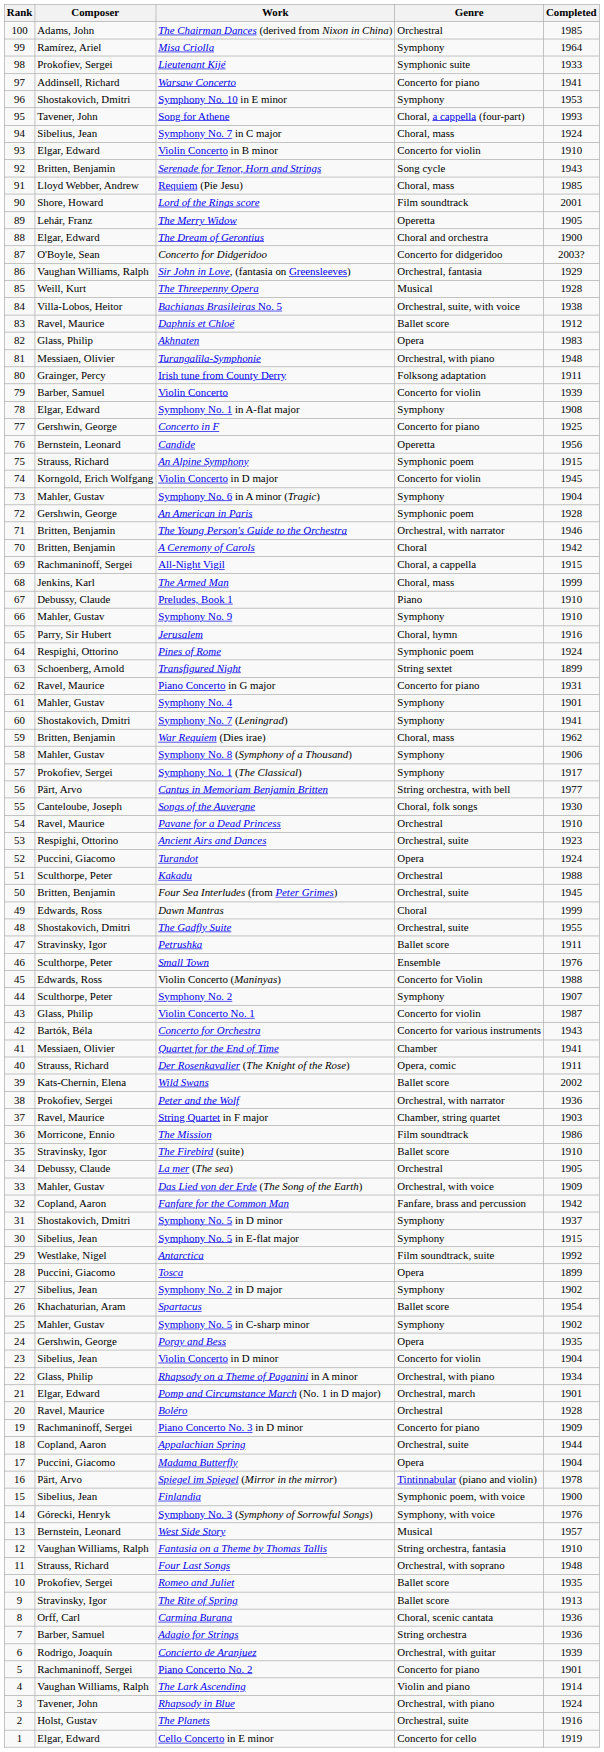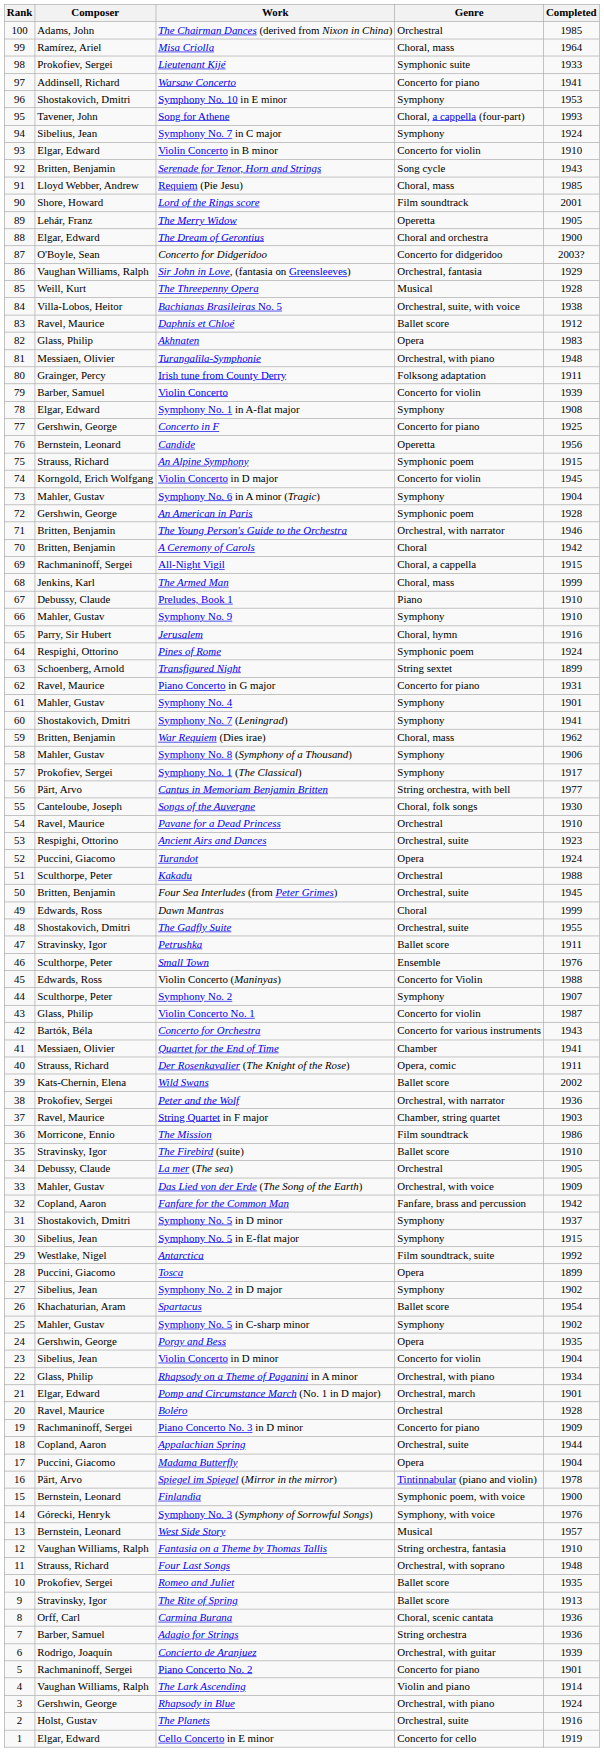(421, 47) Symphony -> (426, 47) Choral, mass
(426, 133) Choral, mass -> (421, 133) Symphony
(67, 1497) Sibelius, Jean -> (79, 1497) Bernstein, Leonard
(67, 1704) Tavener, John -> (77, 1704) Gershwin, George
